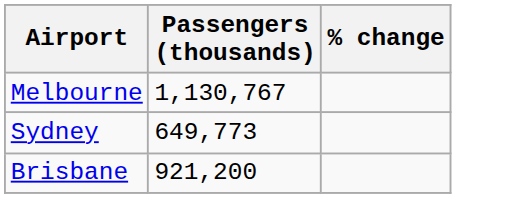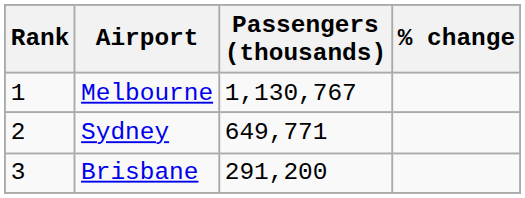+ column: (40, 39)
(206, 133) 649,773 -> (276, 133) 649,771
(206, 173) 921,200 -> (276, 173) 291,200
